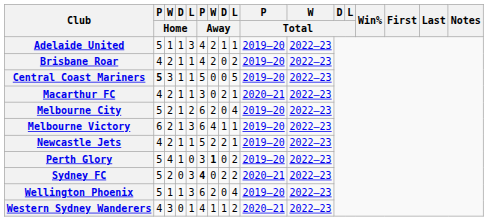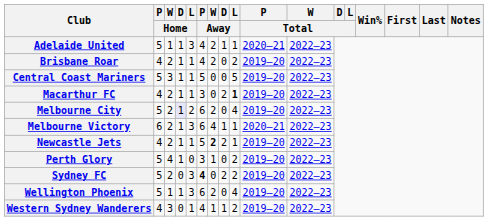(264, 45) 2019–20 -> (264, 45) 2020–21
(159, 78) bold -> (159, 78) normal
(235, 94) normal -> (235, 94) bold
(264, 94) 2020–21 -> (264, 94) 2019–20
(181, 110) no background -> (181, 110) lavender background
(264, 127) 2019–20 -> (264, 127) 2020–21
(213, 143) normal -> (213, 143) bold
(213, 159) bold -> (213, 159) normal
(264, 176) 2020–21 -> (264, 176) 2019–20
(264, 208) 2020–21 -> (264, 208) 2019–20
